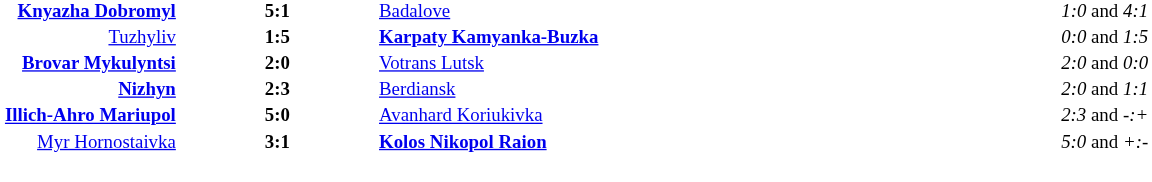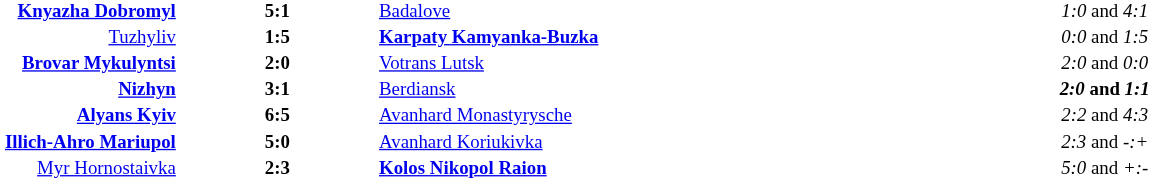(277, 89) 2:3 -> (277, 89) 3:1
(1105, 89) normal -> (1105, 89) bold
+ row: (126, 115)
(277, 141) 3:1 -> (277, 167) 2:3
